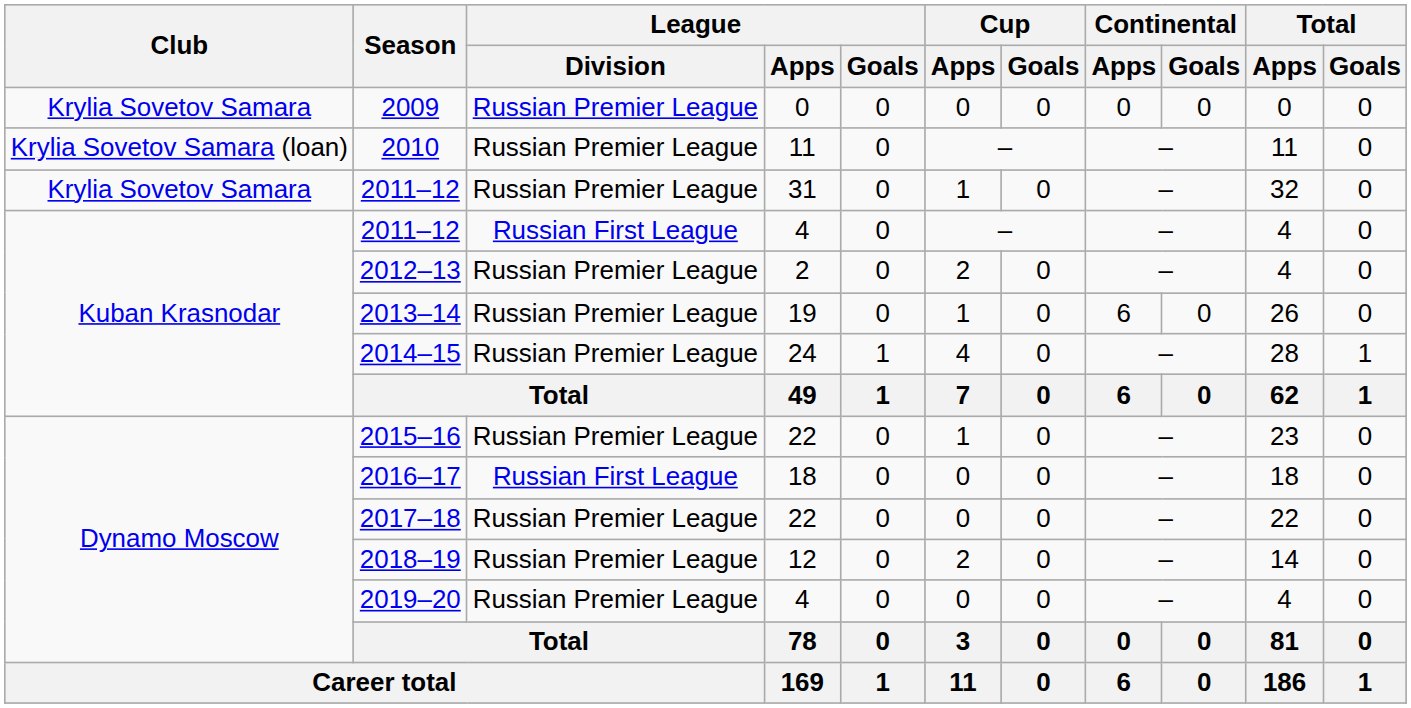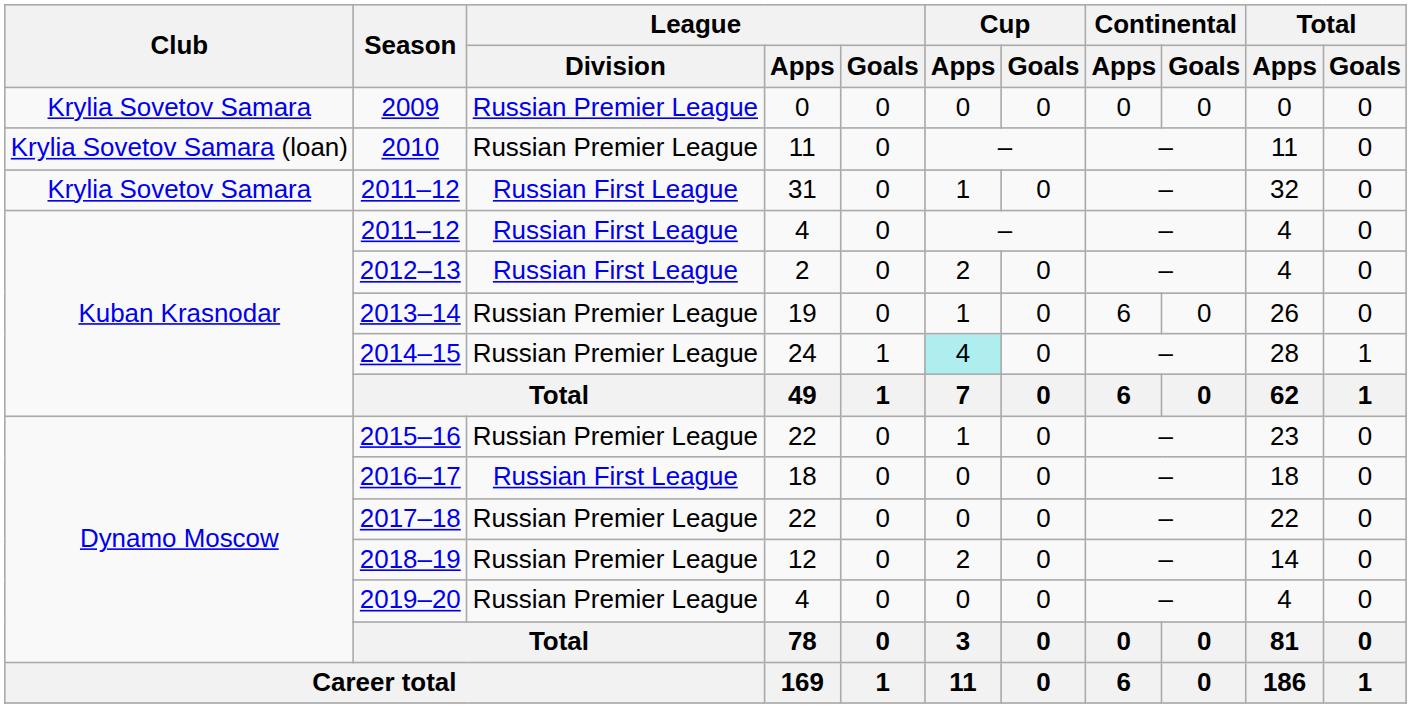(615, 189) Russian Premier League -> (615, 189) Russian First League
(615, 271) Russian Premier League -> (615, 271) Russian First League
(963, 353) no background -> (963, 353) paleturquoise background
